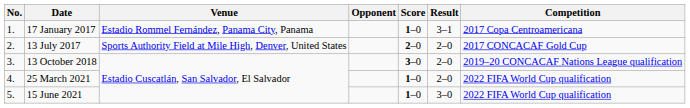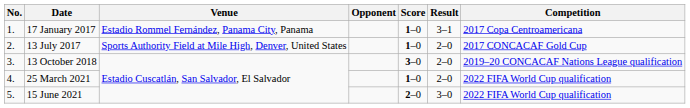(413, 45) 2–0 -> (413, 45) 1–0
(413, 95) 1–0 -> (413, 95) 2–0
